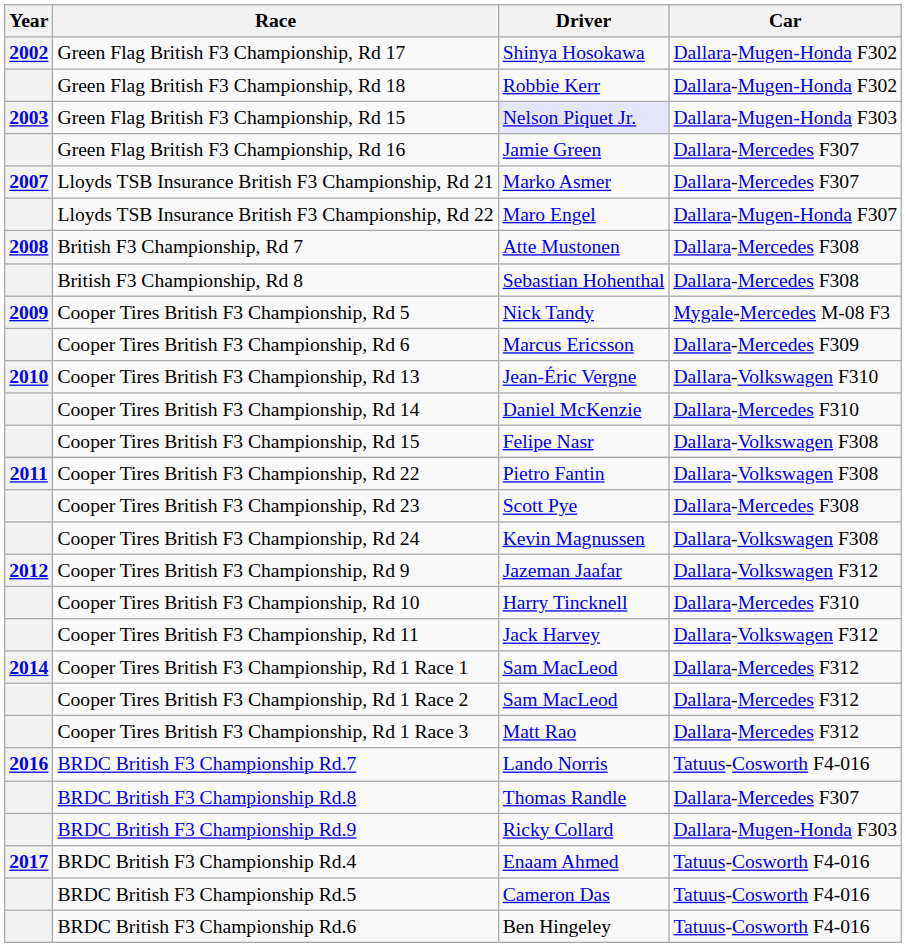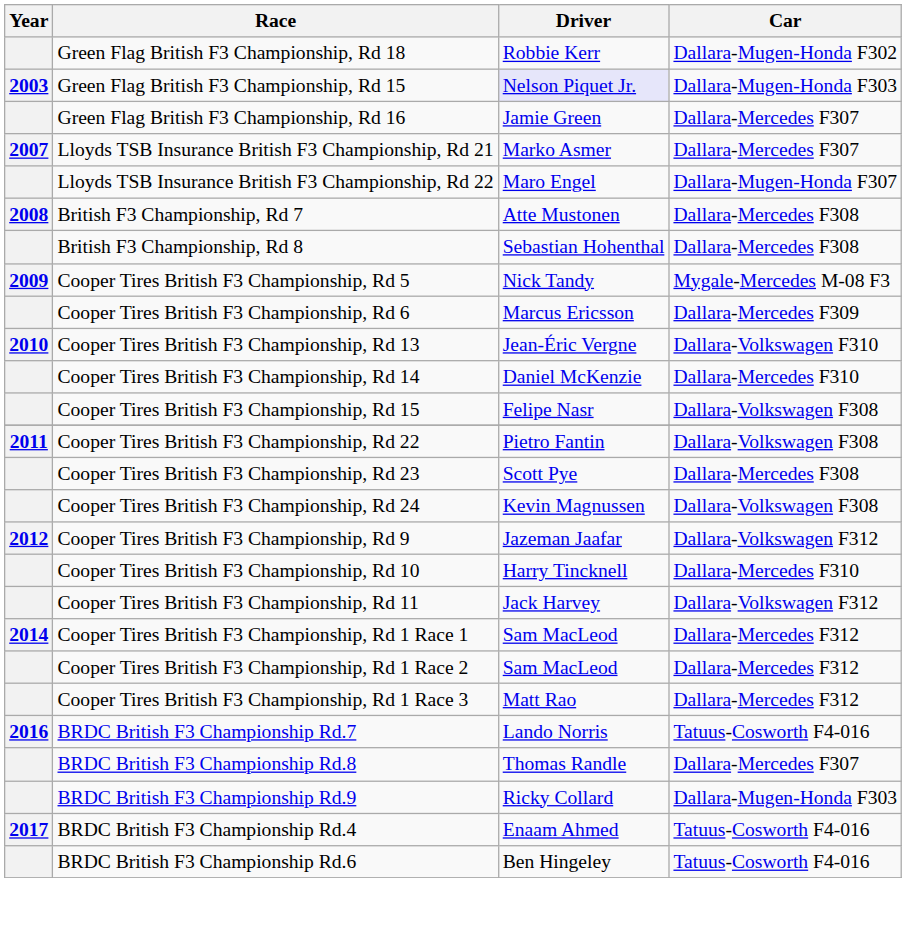- row: (231, 53)
- row: (207, 893)
